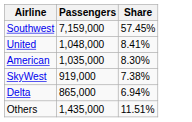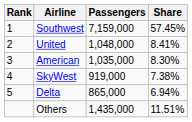+ column: (19, 13)
